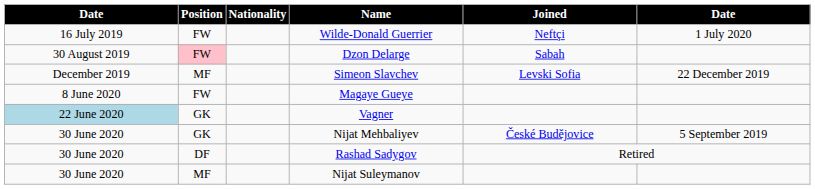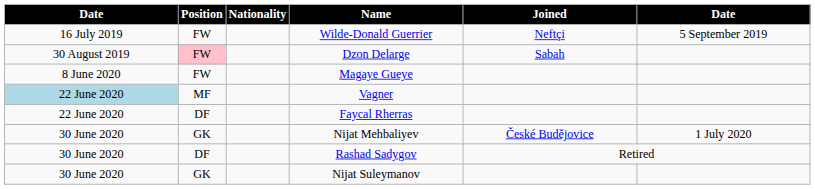(723, 34) 1 July 2020 -> (723, 34) 5 September 2019
- row: (376, 74)
(202, 114) GK -> (202, 94) MF
+ row: (376, 114)
(723, 134) 5 September 2019 -> (723, 134) 1 July 2020
(202, 174) MF -> (202, 174) GK
